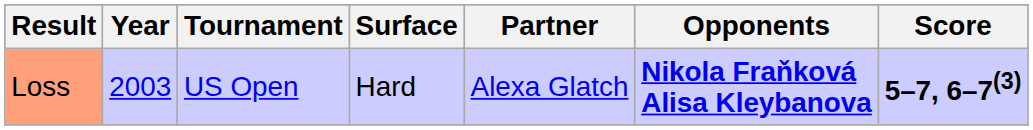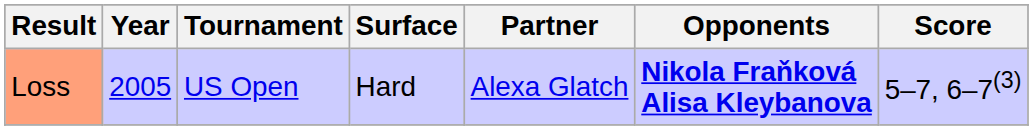(140, 86) 2003 -> (140, 86) 2005
(953, 86) bold -> (953, 86) normal
